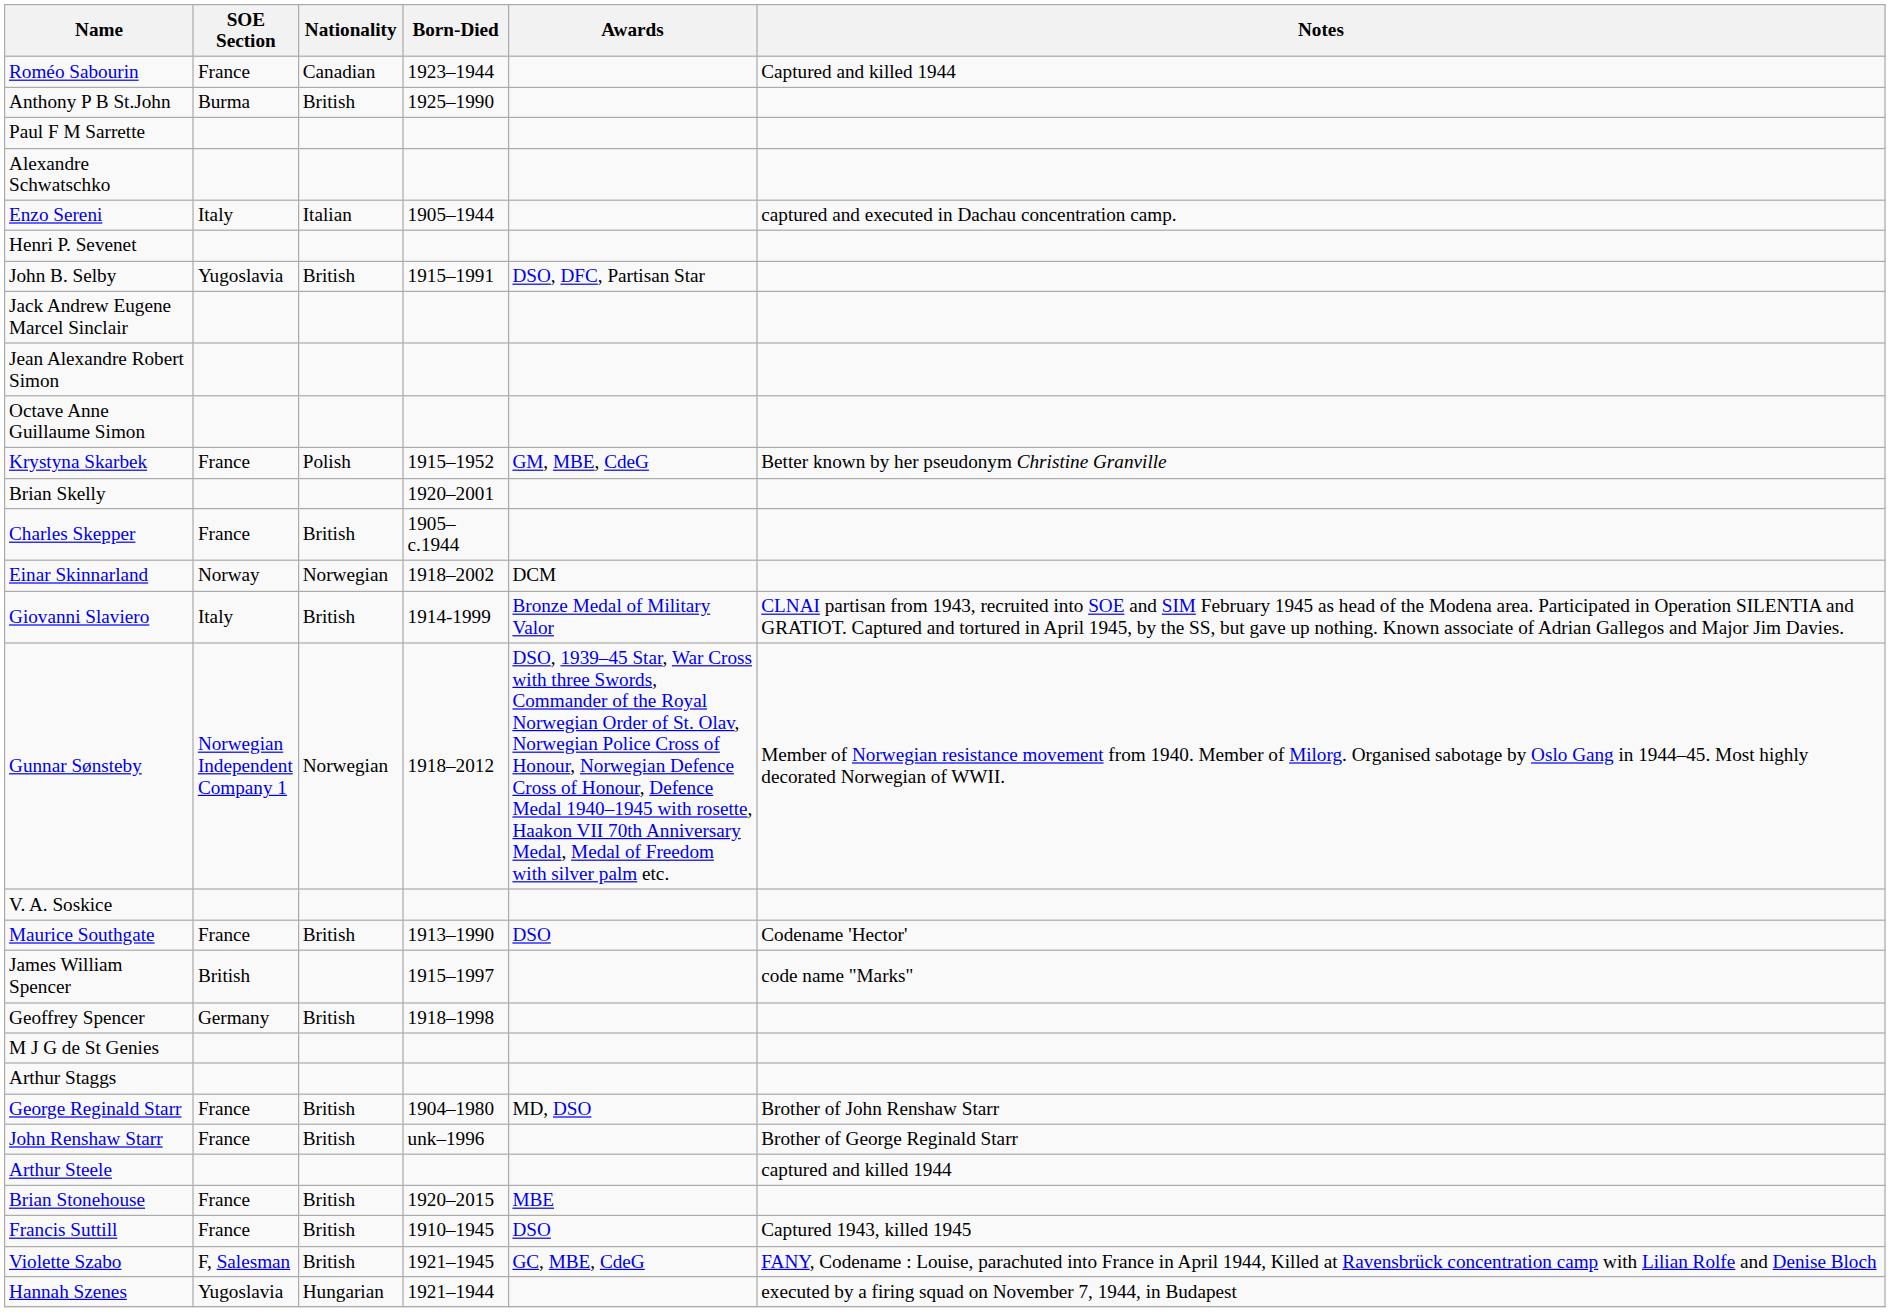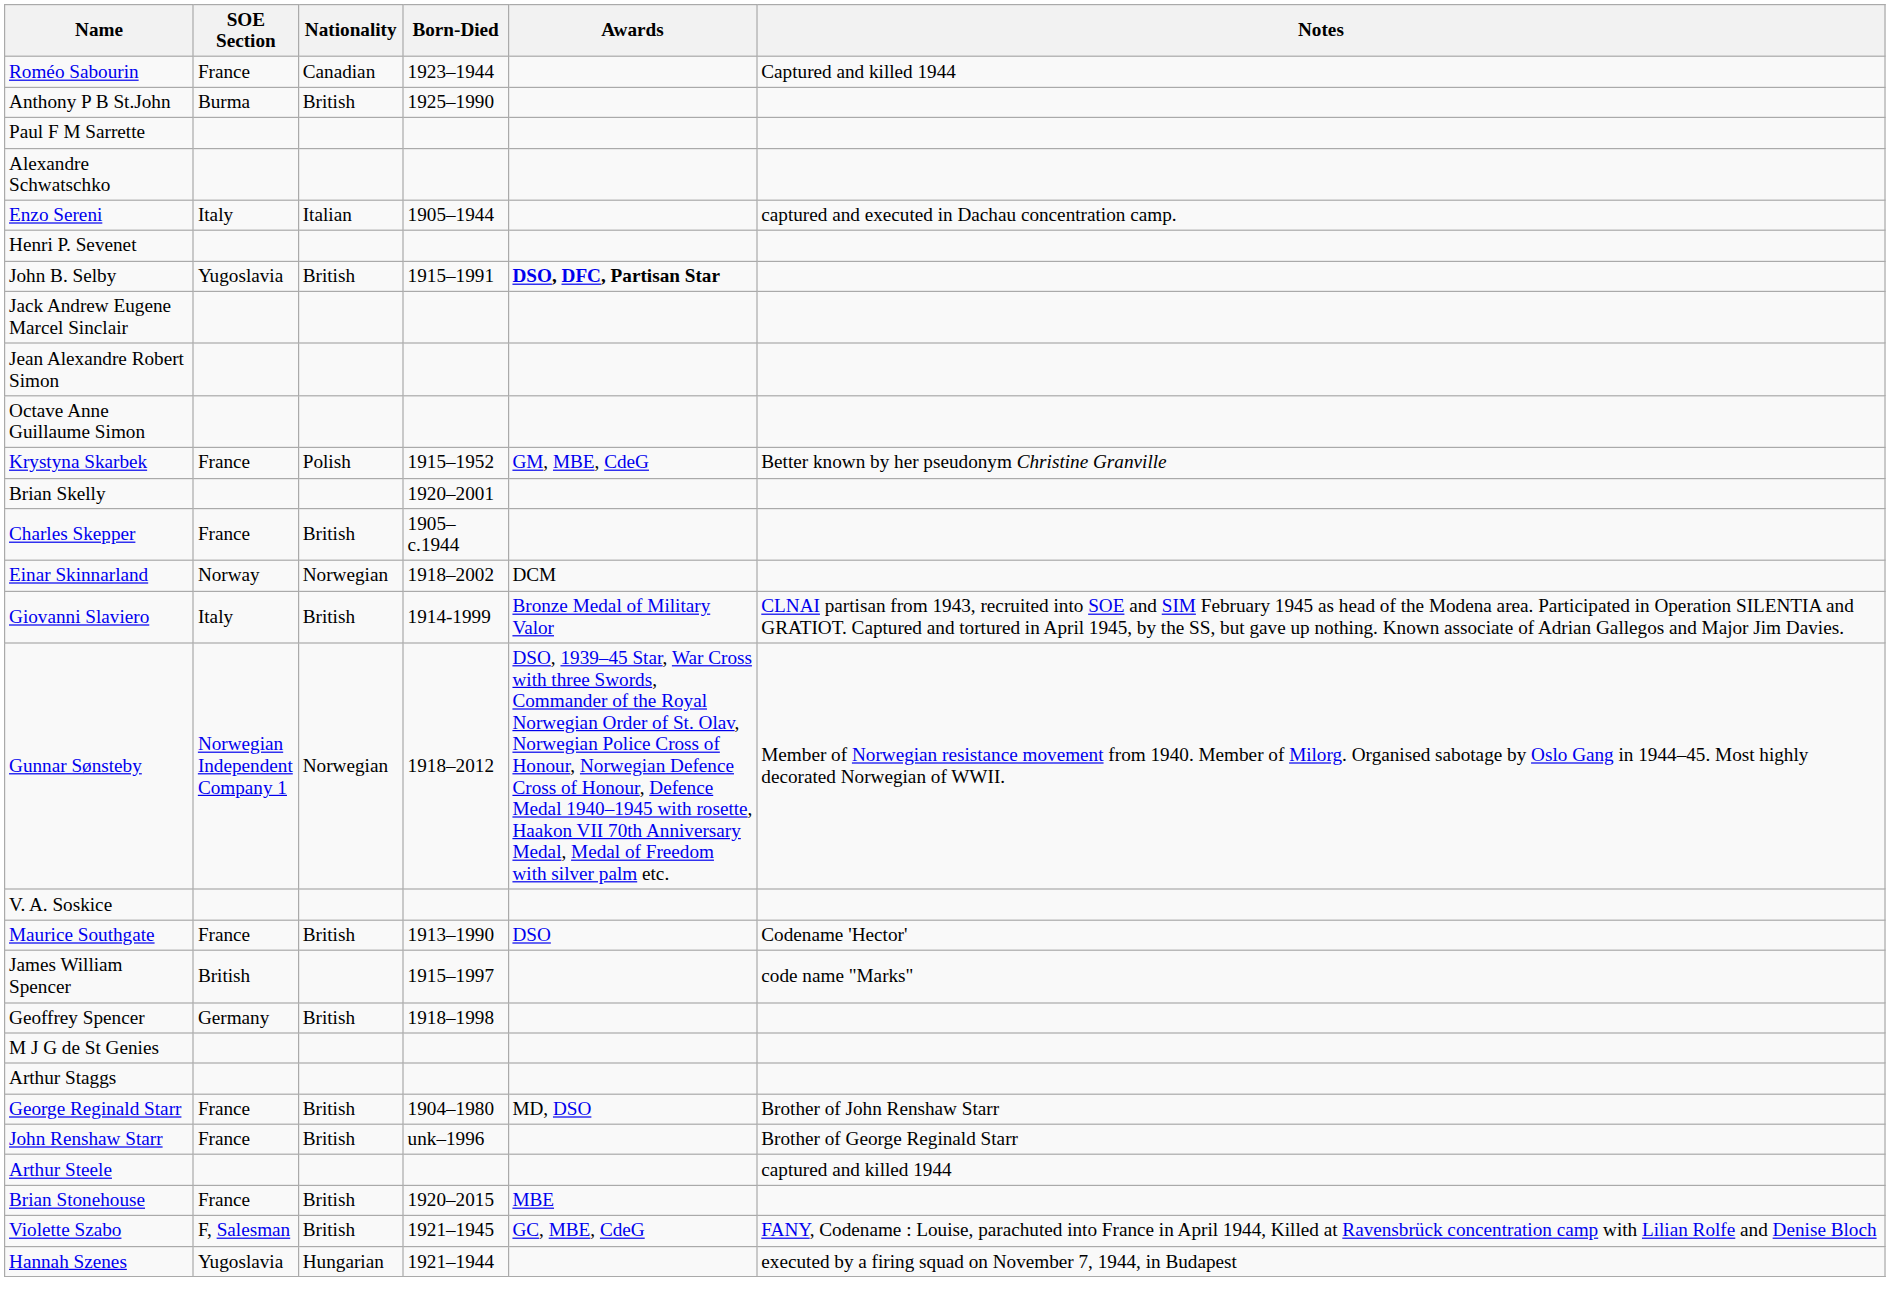(609, 276) normal -> (616, 276) bold
- row: (63, 1230)
